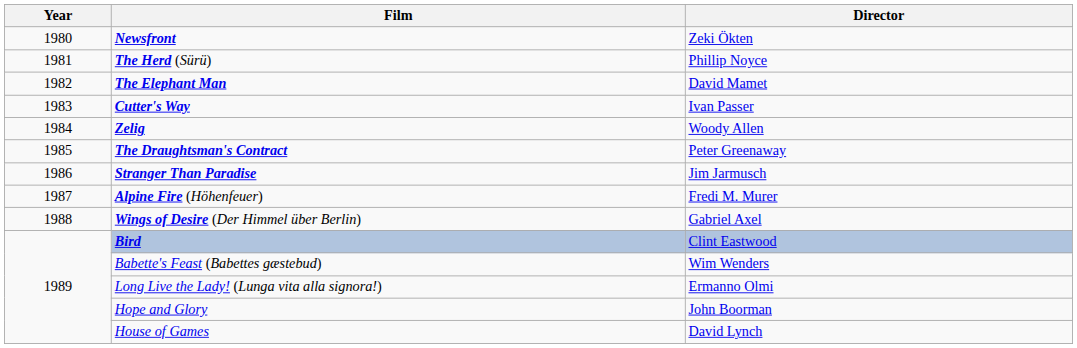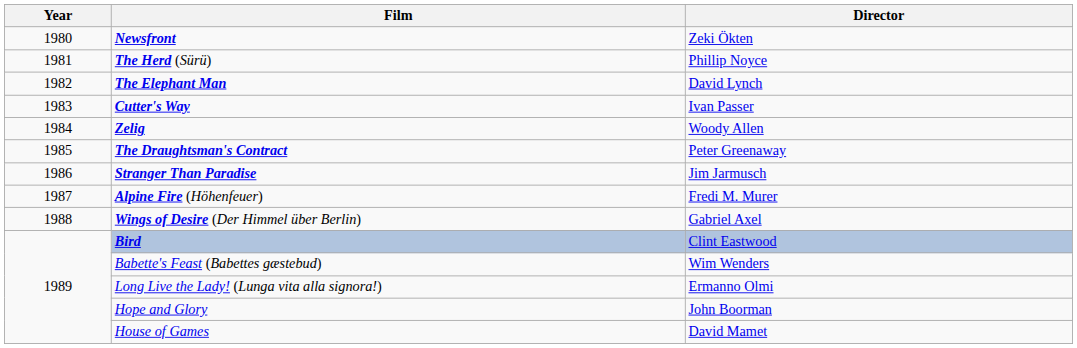(728, 83) David Mamet -> (725, 83) David Lynch
(725, 331) David Lynch -> (728, 331) David Mamet
